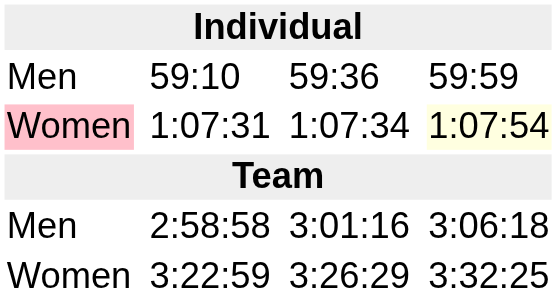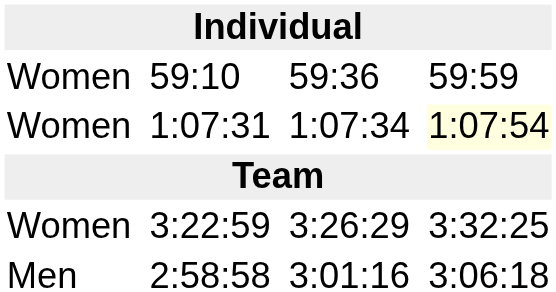(42, 76) Men -> (69, 76) Women
(69, 126) pink background -> (69, 126) no background
rows swapped: (210, 226) <-> (210, 276)
